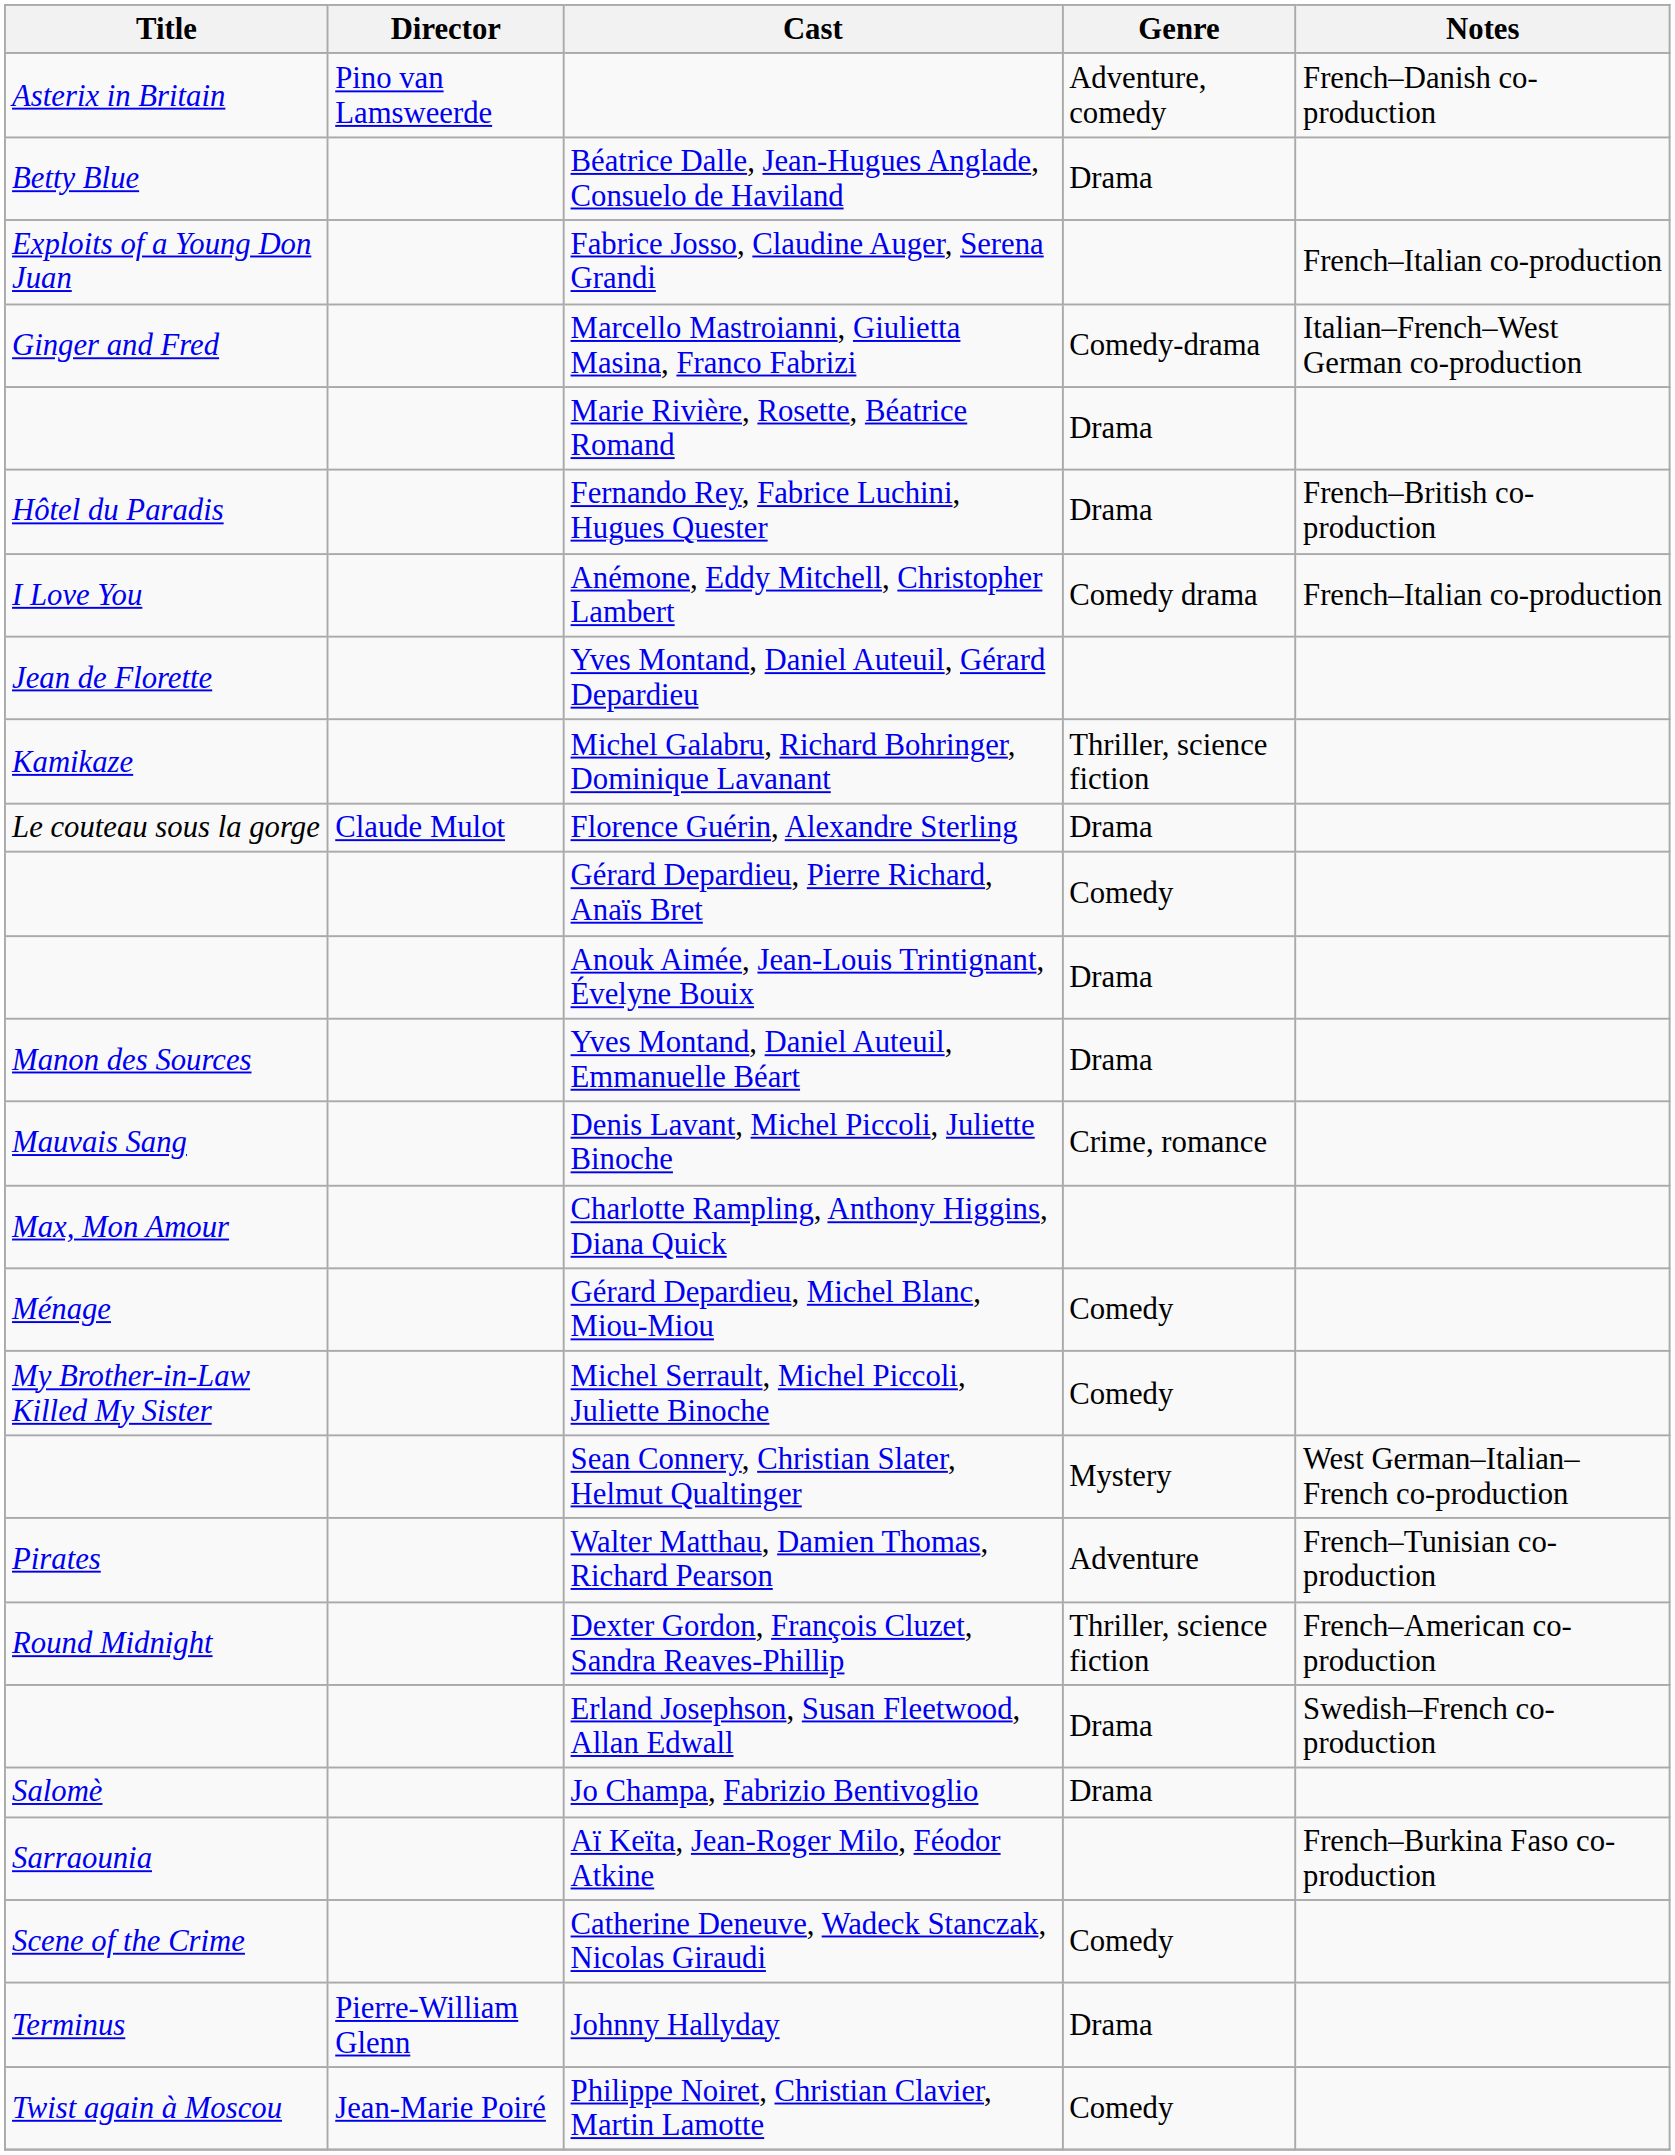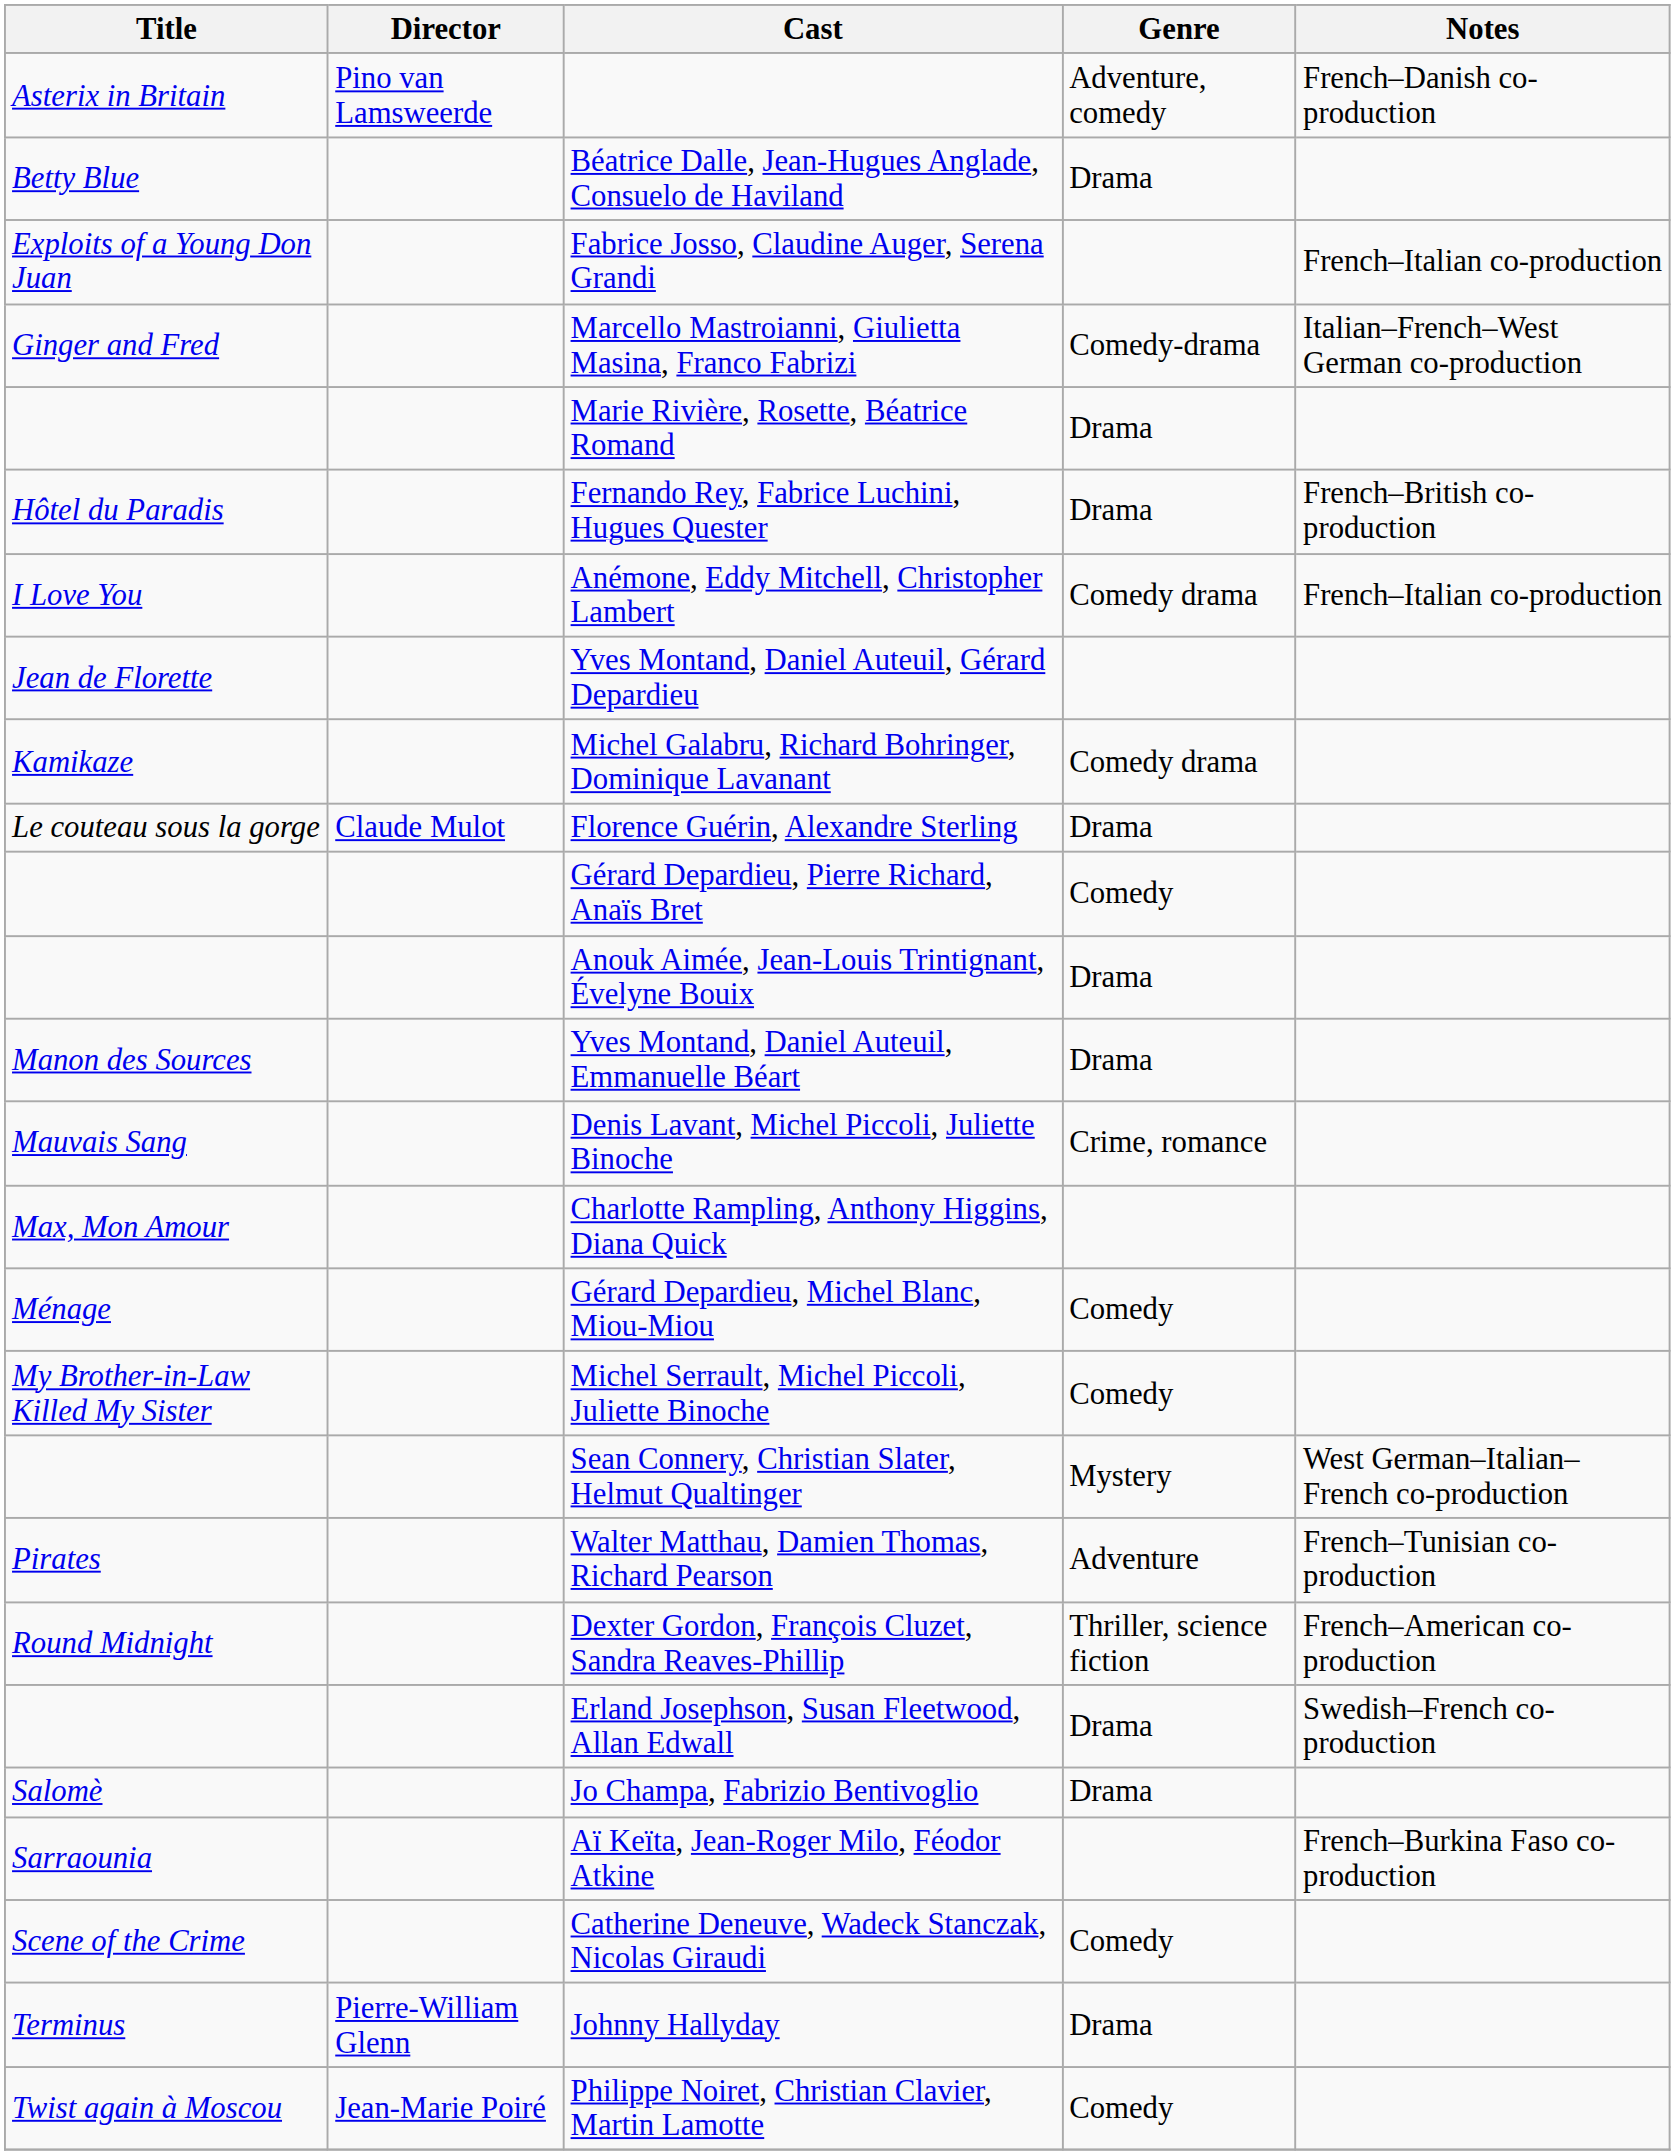(1168, 761) Thriller, science fiction -> (1163, 761) Comedy drama
